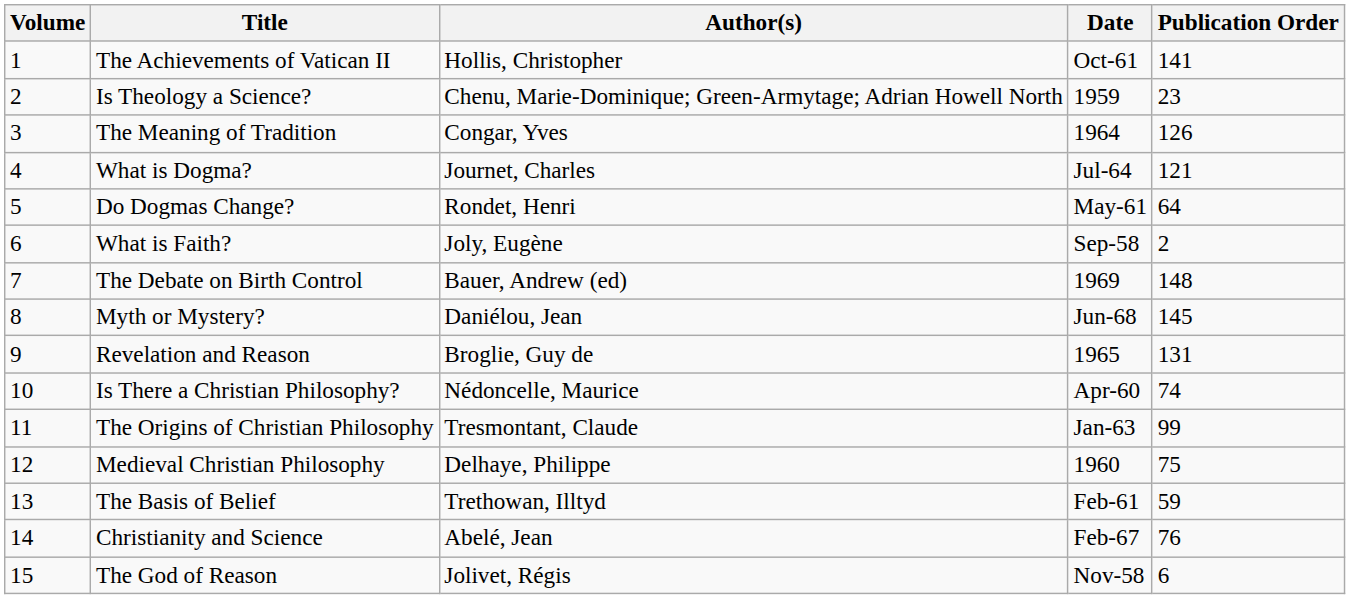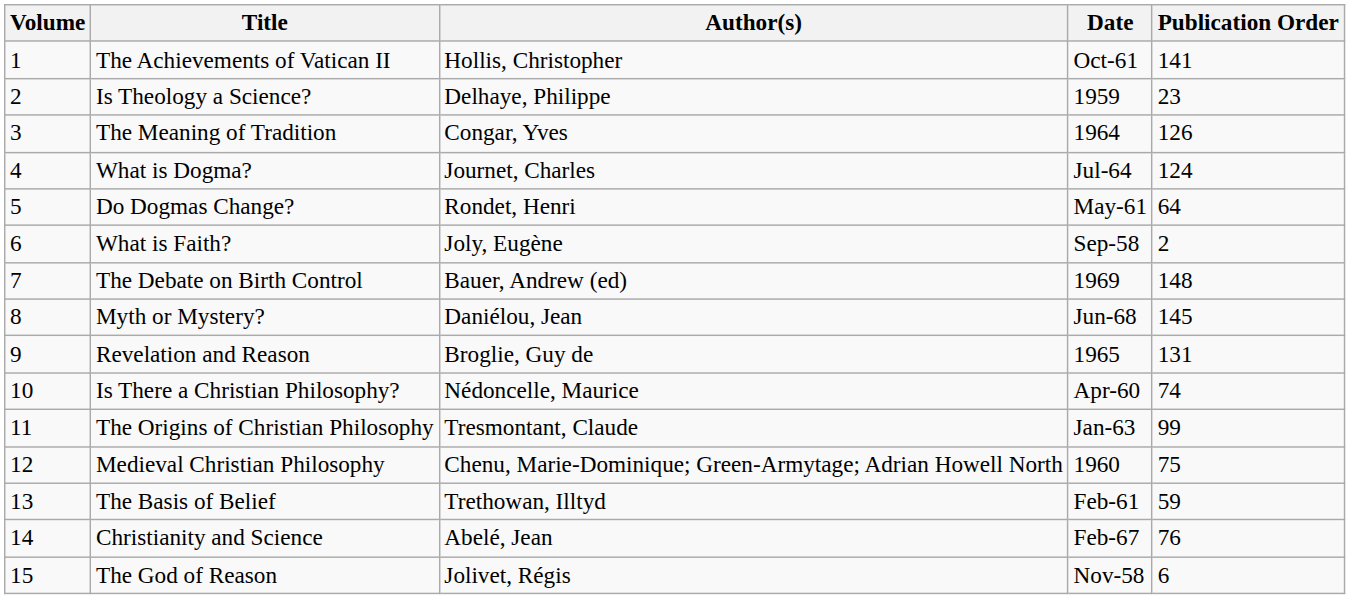(754, 96) Chenu, Marie-Dominique; Green-Armytage; Adrian Howell North -> (527, 96) Delhaye, Philippe
(1175, 170) 121 -> (1175, 170) 124
(527, 464) Delhaye, Philippe -> (754, 464) Chenu, Marie-Dominique; Green-Armytage; Adrian Howell North
